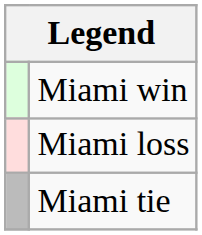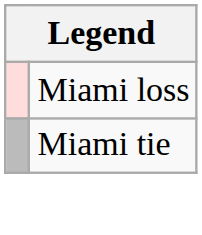- row: (113, 88)
